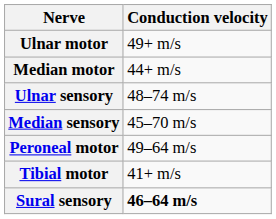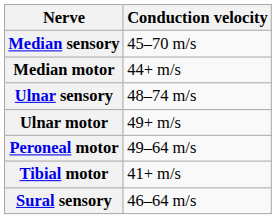rows swapped: (64, 122) <-> (64, 43)
(162, 200) bold -> (162, 200) normal
